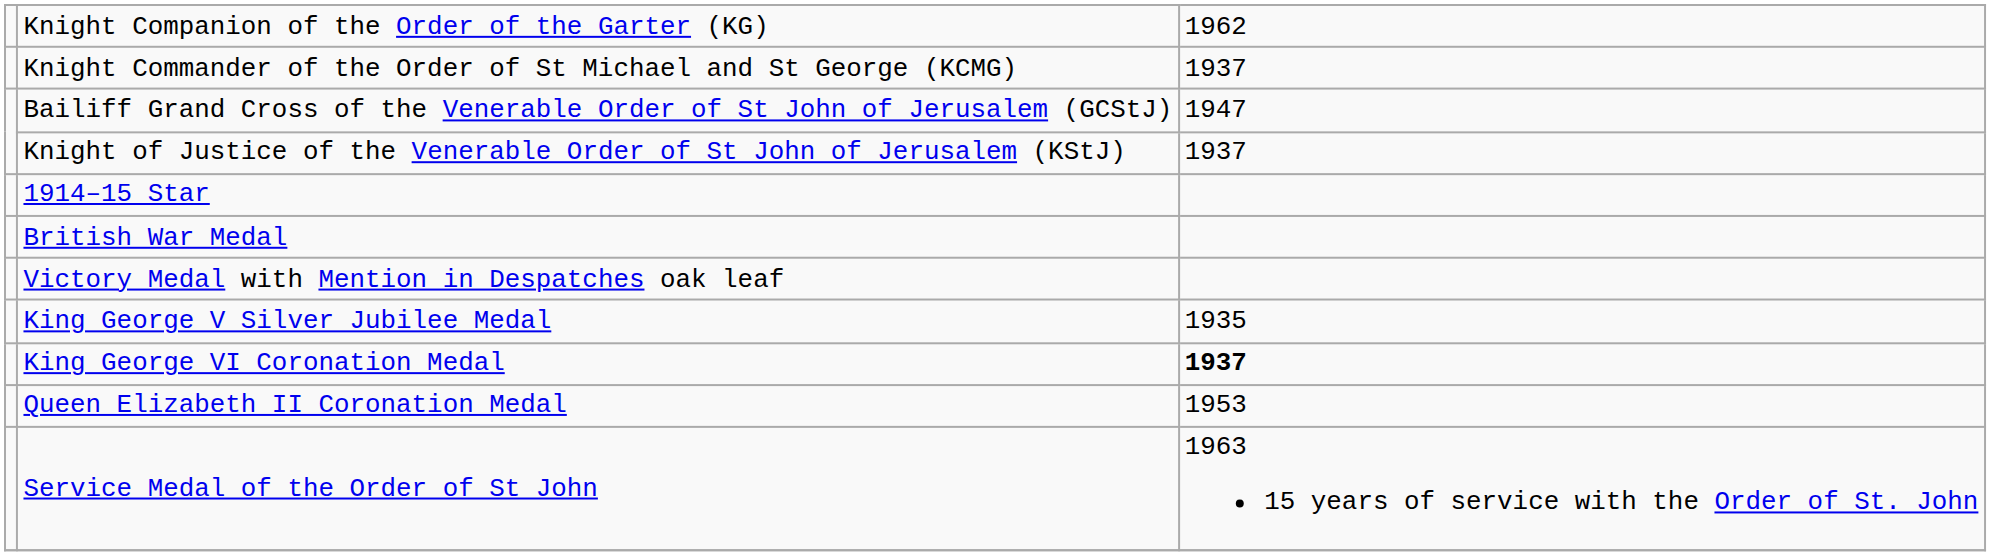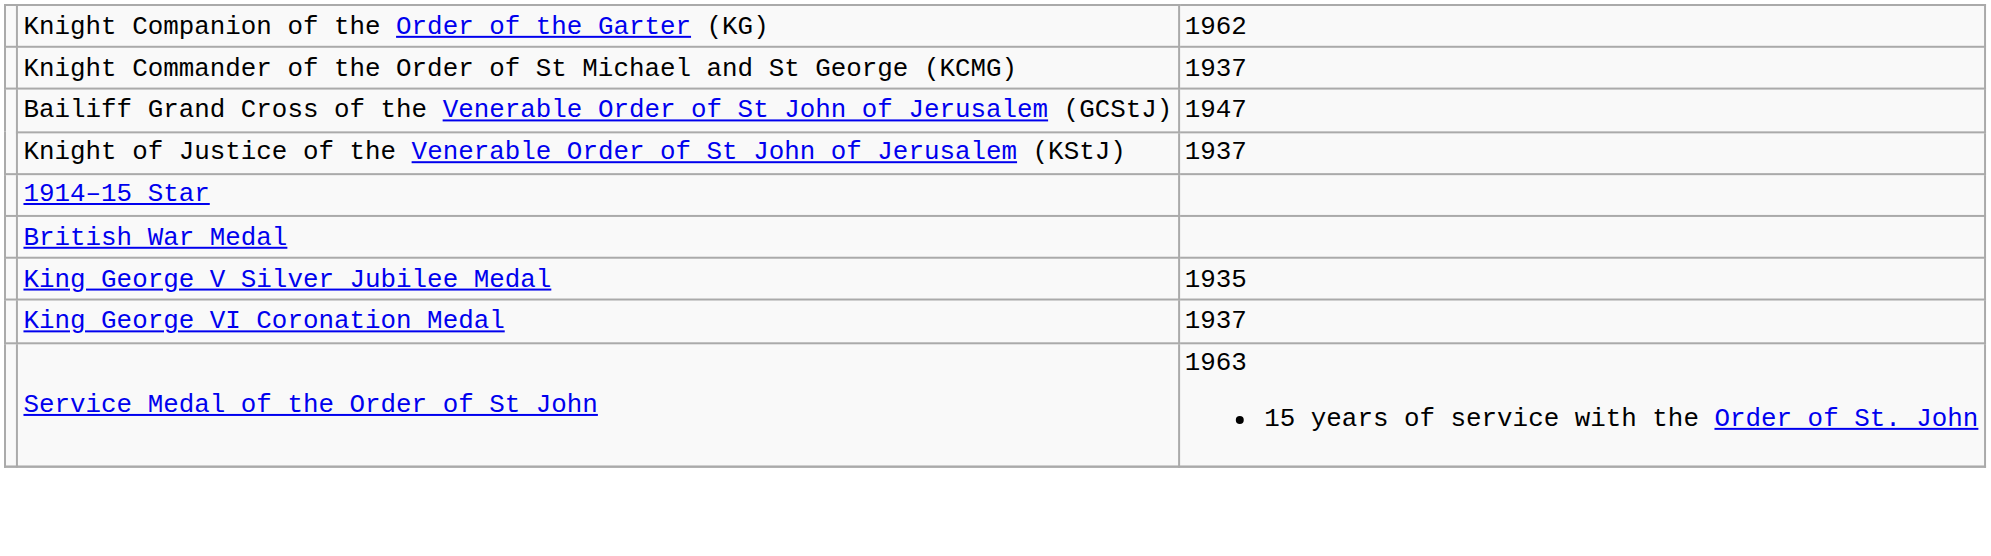- row: (404, 279)
(1216, 363) bold -> (1216, 321) normal
- row: (295, 406)
